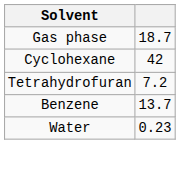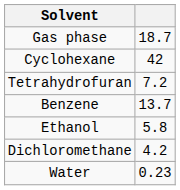+ row: (70, 128)
+ row: (70, 151)
